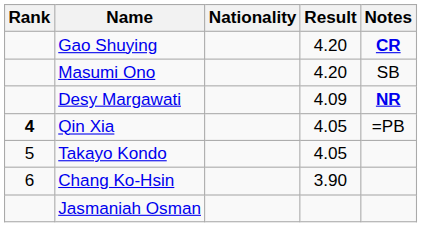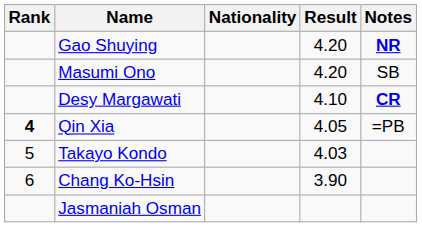(388, 45) CR -> (388, 45) NR
(330, 99) 4.09 -> (330, 99) 4.10
(388, 99) NR -> (388, 99) CR
(330, 153) 4.05 -> (330, 153) 4.03
